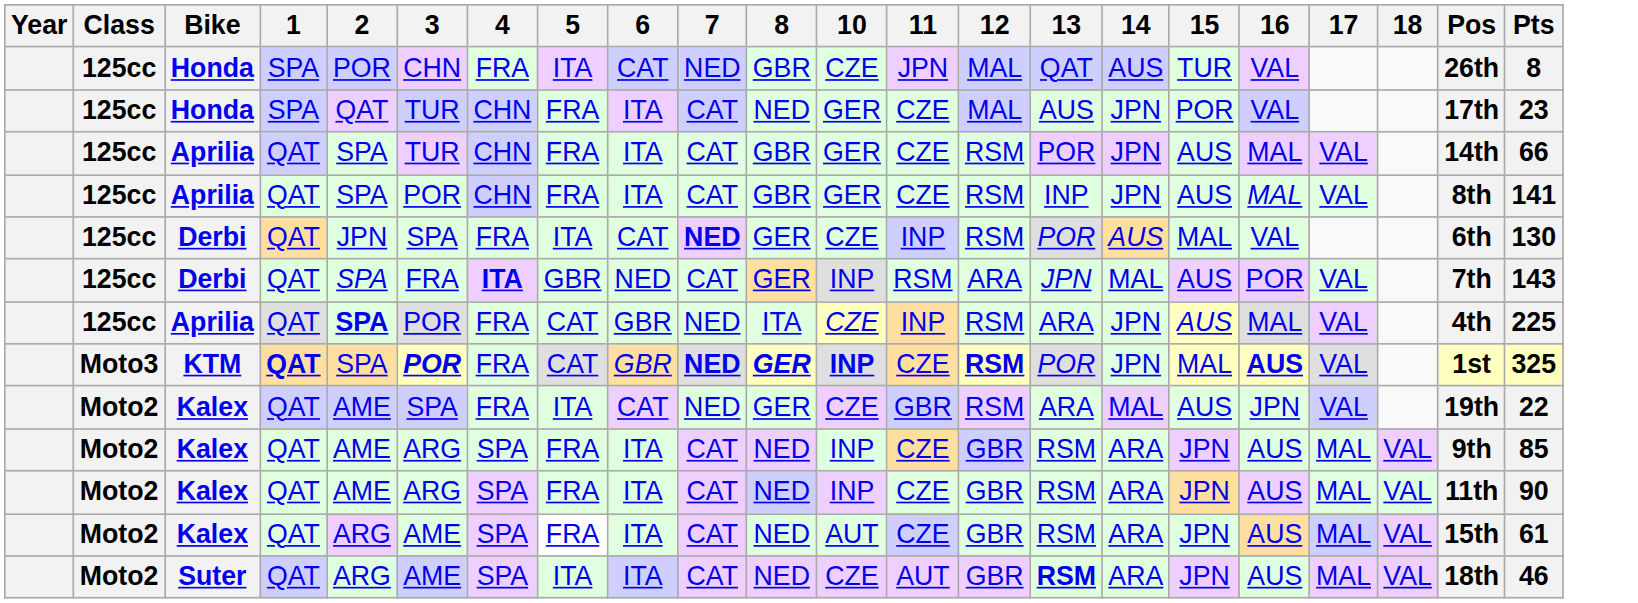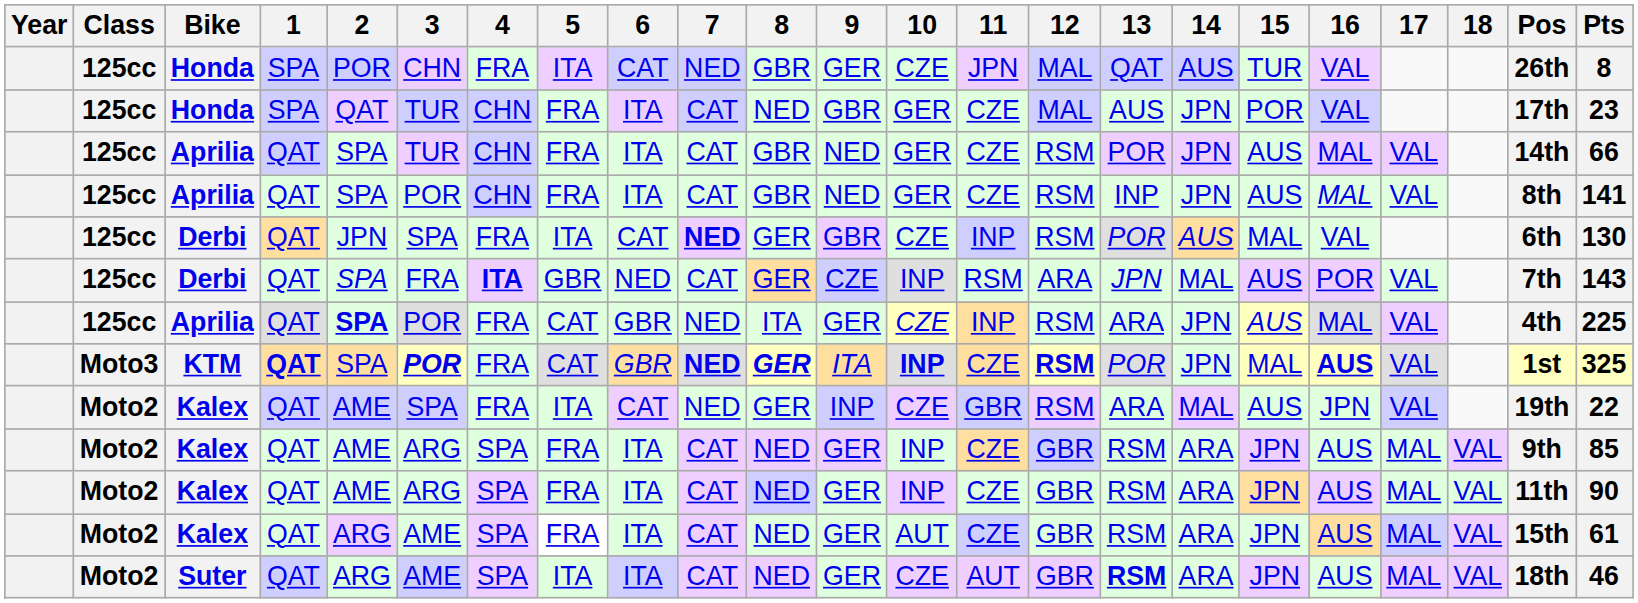+ column: (852, 25)
